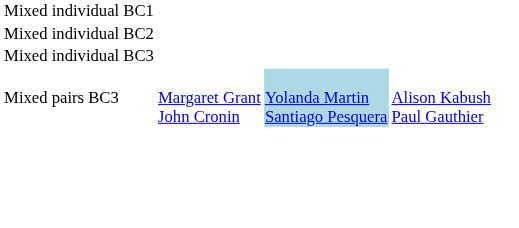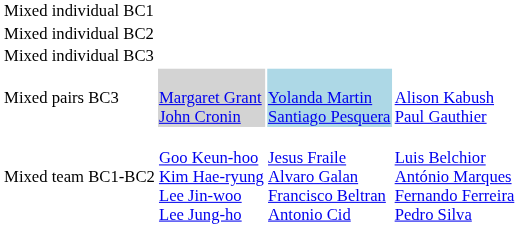(209, 107) no background -> (210, 107) lightgrey background
+ row: (79, 176)
